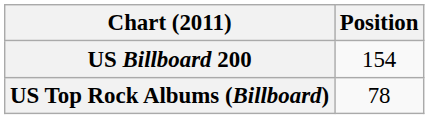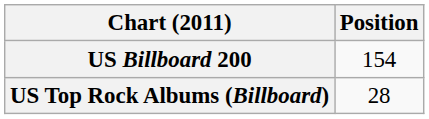(379, 95) 78 -> (379, 95) 28
